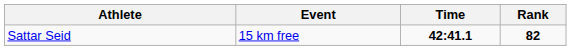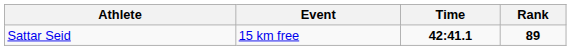(533, 35) 82 -> (533, 35) 89
